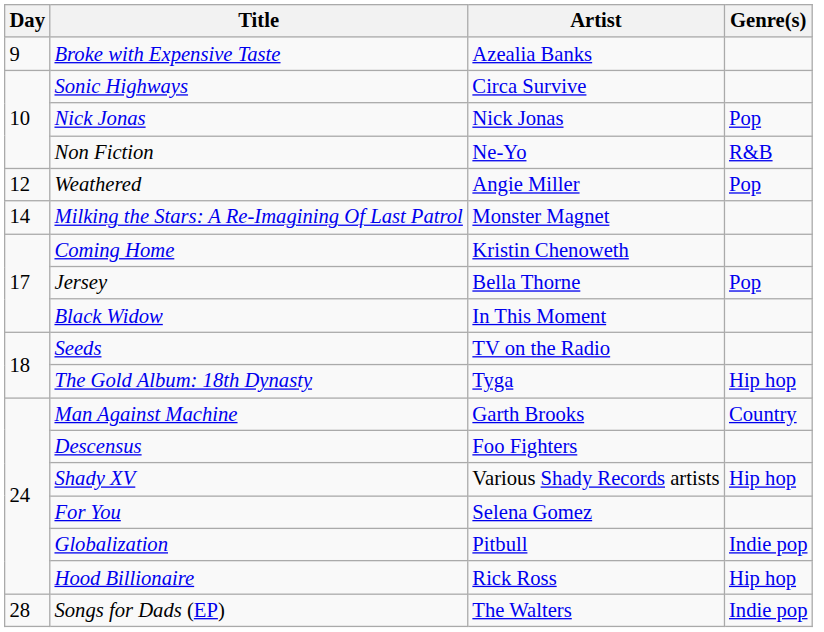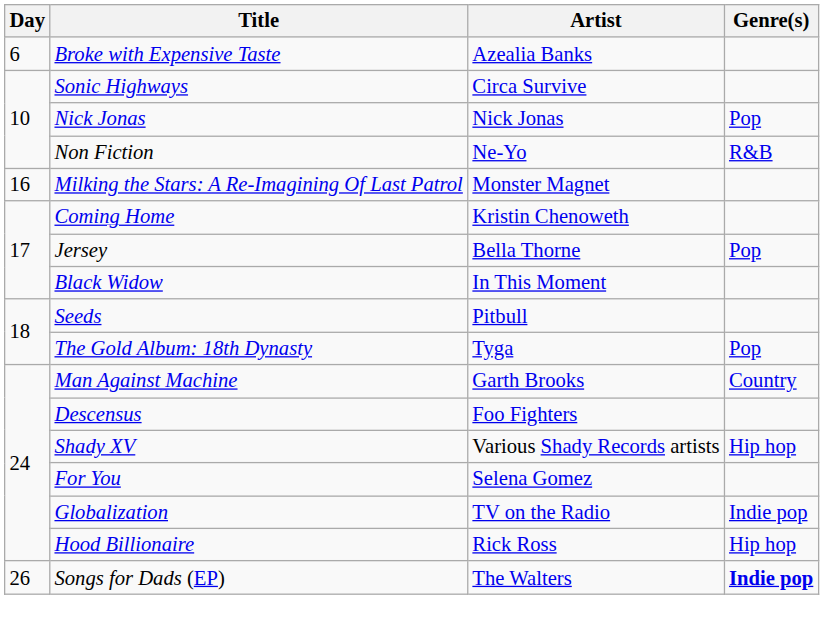(15, 53) 9 -> (15, 53) 6
- row: (98, 184)
(20, 217) 14 -> (20, 184) 16
(541, 348) TV on the Radio -> (500, 315) Pitbull
(763, 380) Hip hop -> (745, 348) Pop
(500, 544) Pitbull -> (541, 511) TV on the Radio
(20, 610) 28 -> (20, 577) 26
(768, 610) normal -> (771, 577) bold
